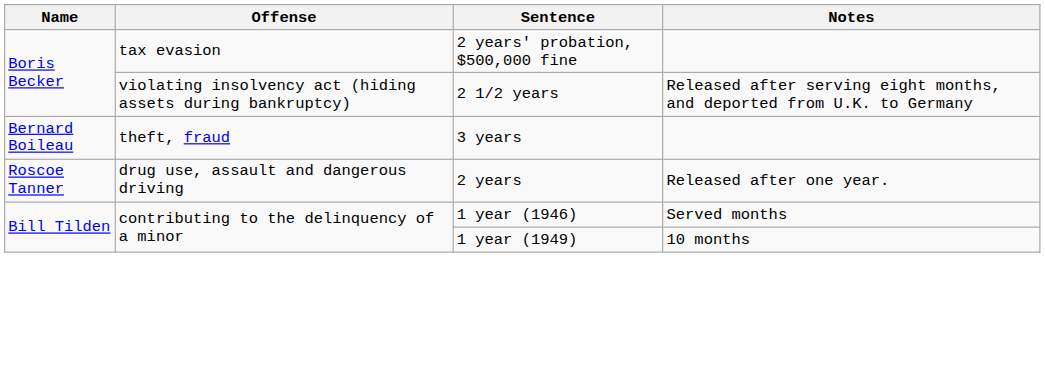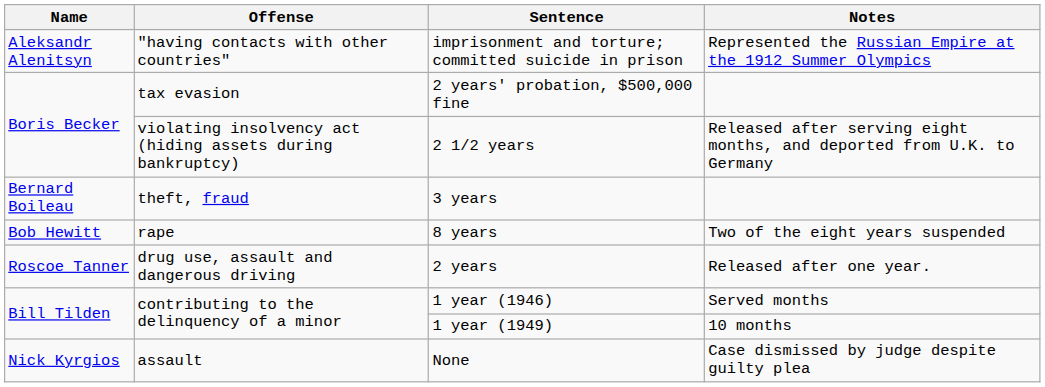+ row: (558, 51)
+ row: (465, 233)
+ row: (451, 360)
